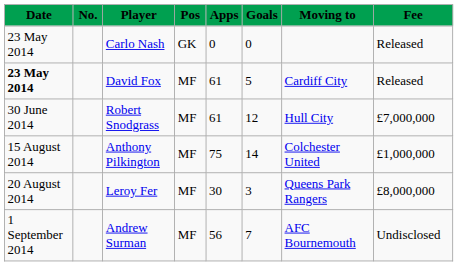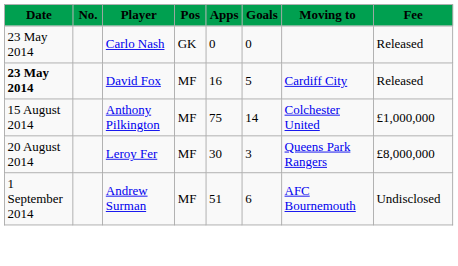(215, 81) 61 -> (215, 81) 16
- row: (132, 117)
(215, 235) 56 -> (215, 198) 51
(249, 235) 7 -> (249, 198) 6
